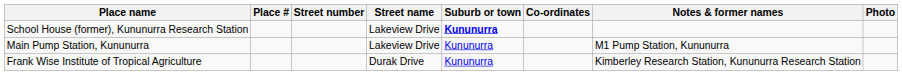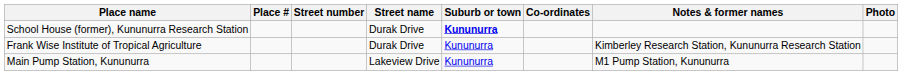(404, 29) Lakeview Drive -> (397, 29) Durak Drive
rows swapped: (78, 45) <-> (104, 62)
